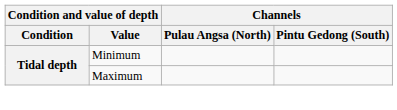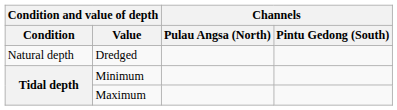+ row: (116, 55)
